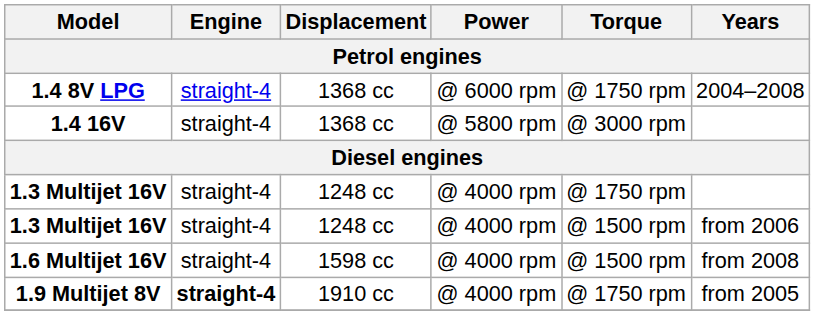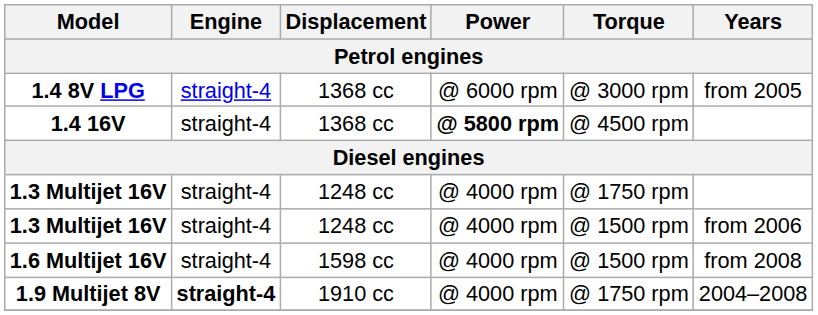(626, 89) @ 1750 rpm -> (629, 89) @ 3000 rpm
(750, 89) 2004–2008 -> (753, 89) from 2005
(496, 123) normal -> (498, 123) bold
(626, 123) @ 3000 rpm -> (629, 123) @ 4500 rpm
(750, 293) from 2005 -> (753, 293) 2004–2008
